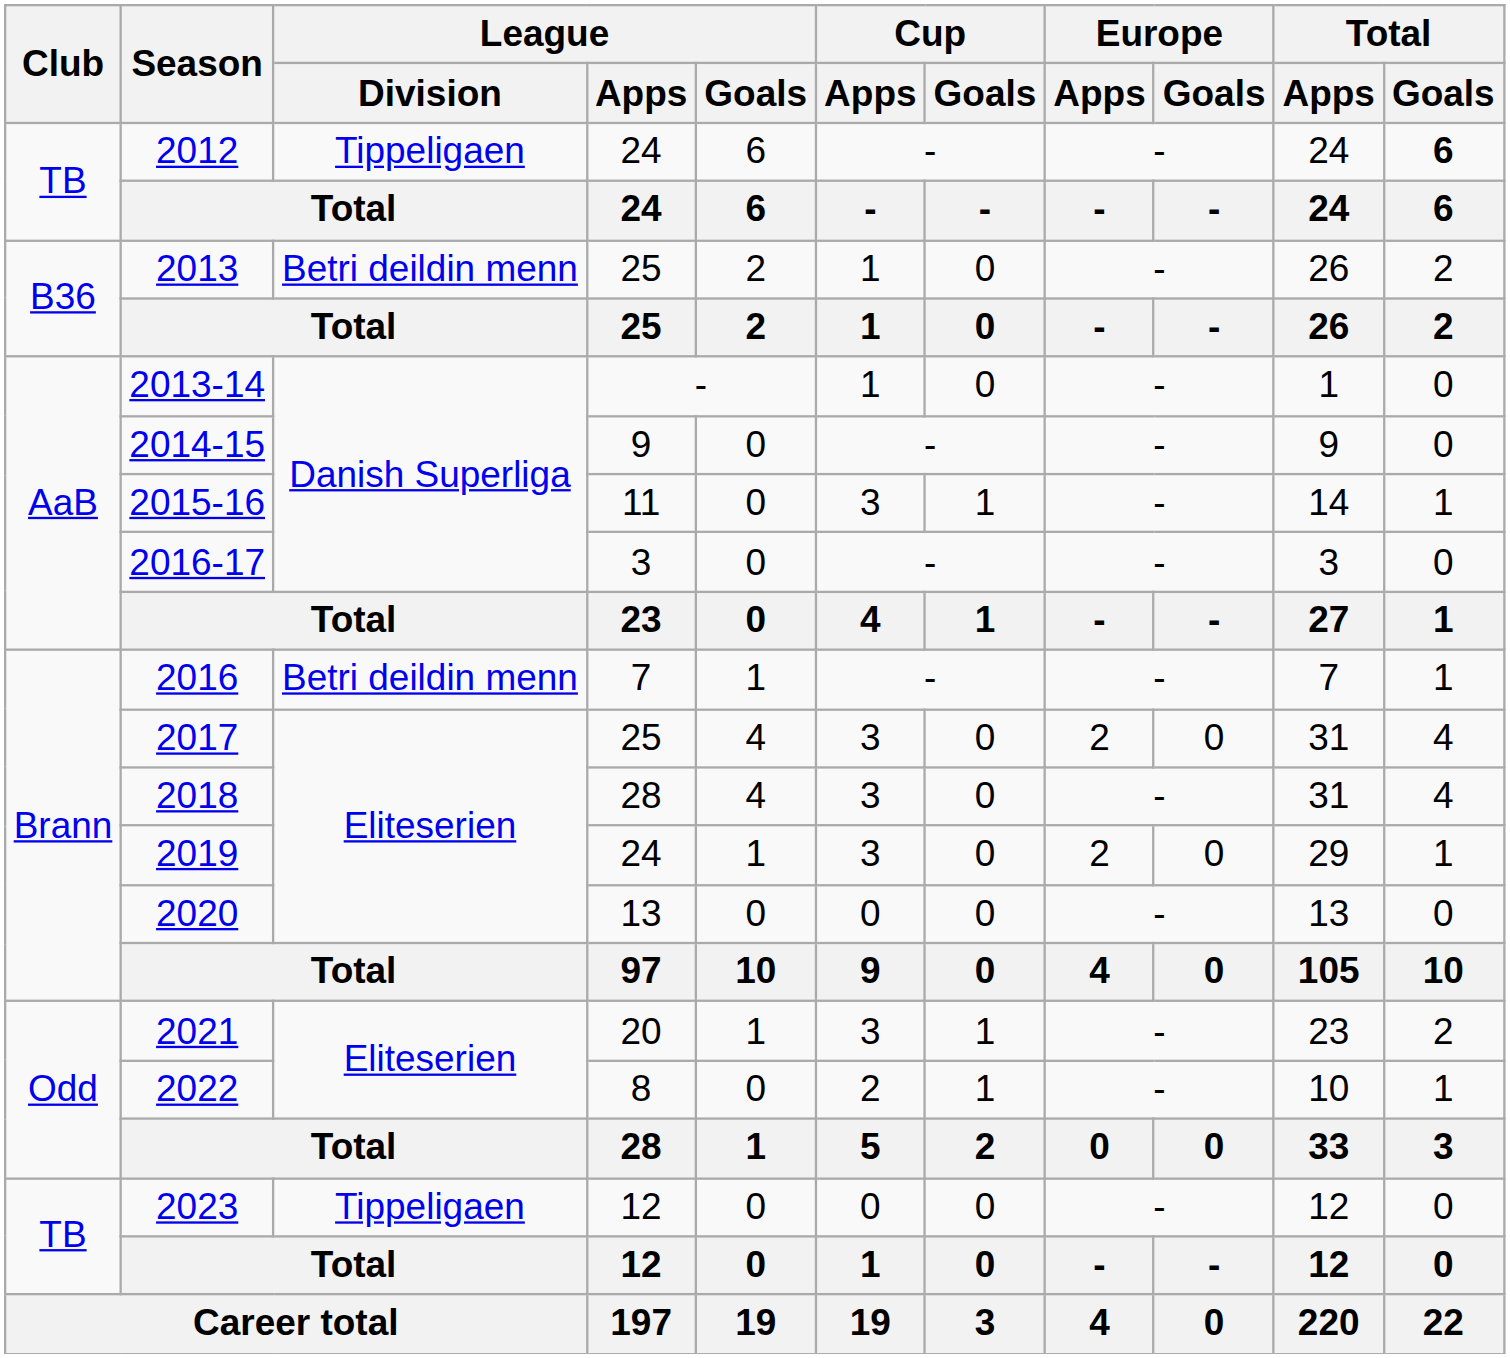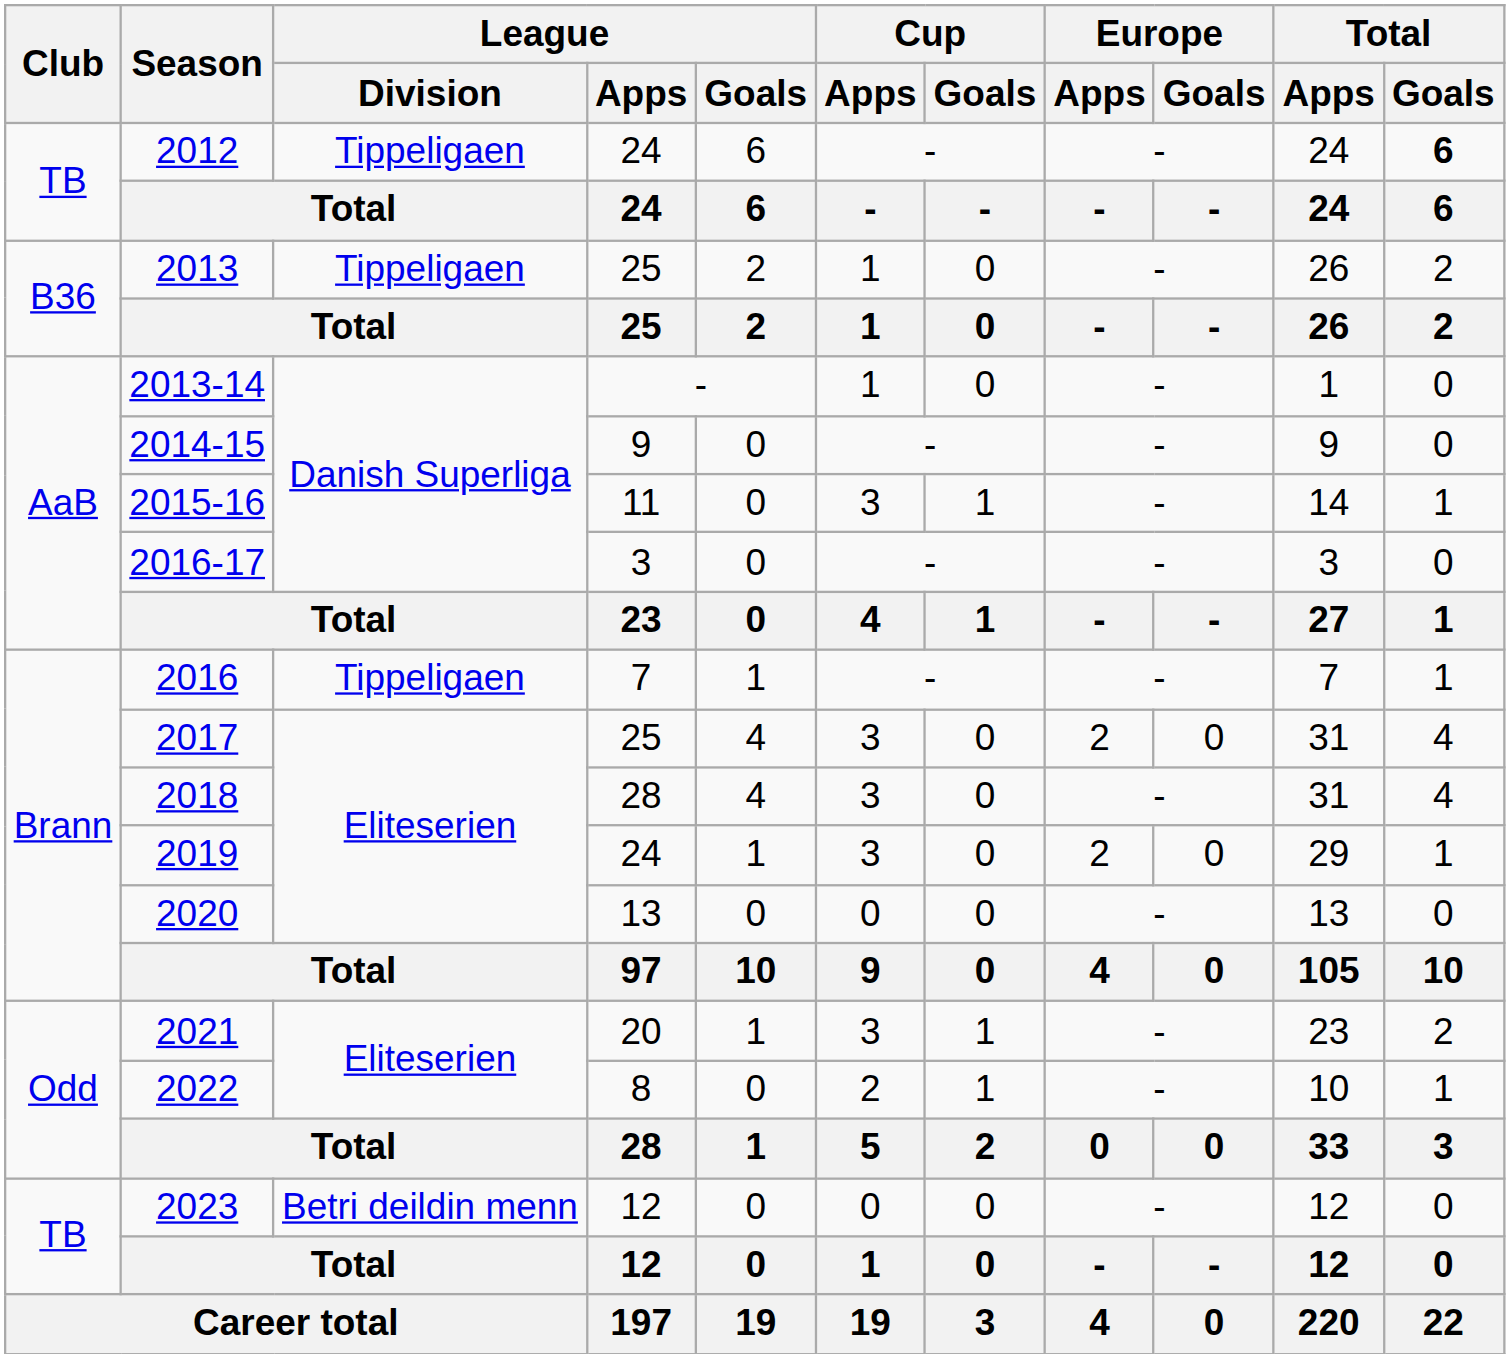(430, 268) Betri deildin menn -> (430, 268) Tippeligaen
(430, 678) Betri deildin menn -> (430, 678) Tippeligaen
(430, 1206) Tippeligaen -> (430, 1206) Betri deildin menn
